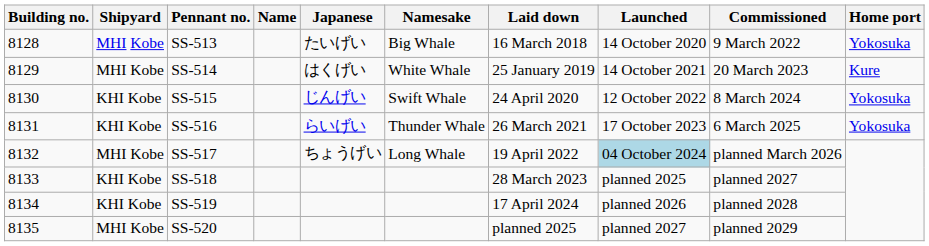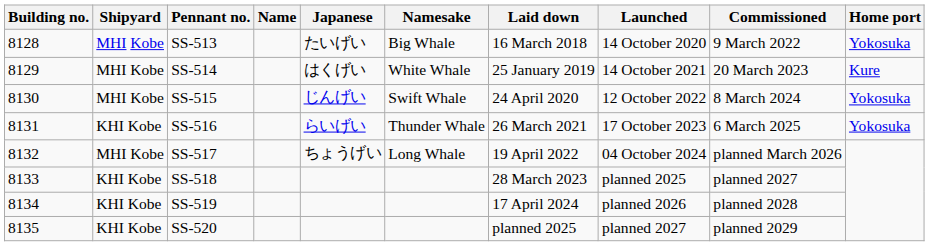(129, 98) KHI Kobe -> (130, 98) MHI Kobe
(654, 153) lightblue background -> (654, 153) no background
(130, 228) MHI Kobe -> (129, 228) KHI Kobe
